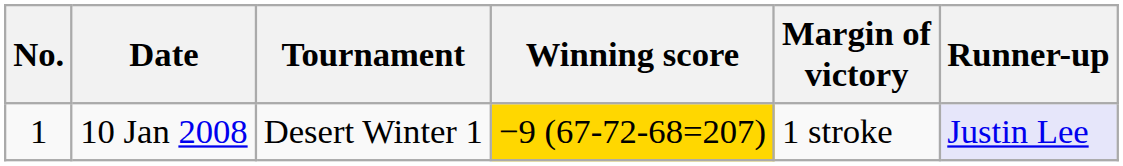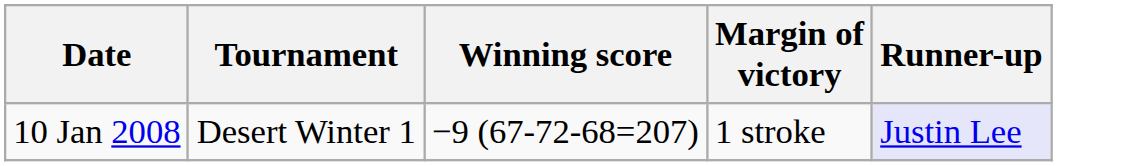- column: (39, 53)
(632, 131) gold background -> (565, 131) no background
